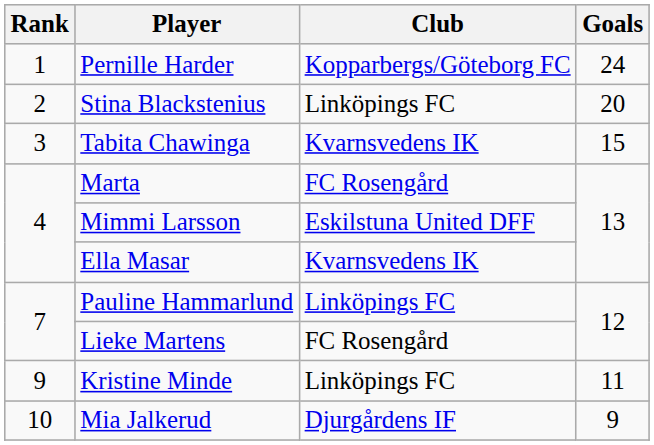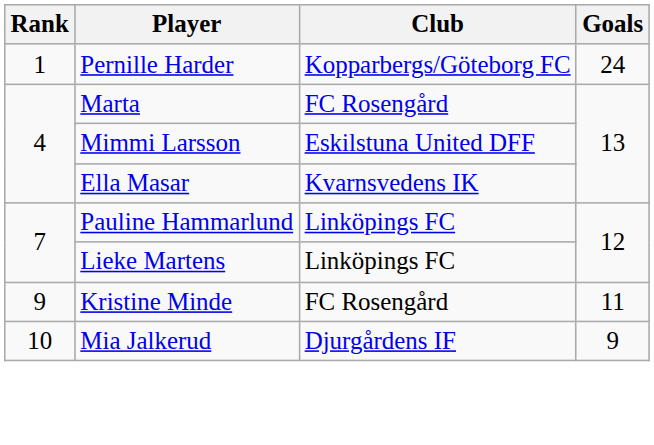- row: (173, 103)
- row: (165, 143)
(376, 340) FC Rosengård -> (380, 261) Linköpings FC
(380, 380) Linköpings FC -> (376, 301) FC Rosengård
